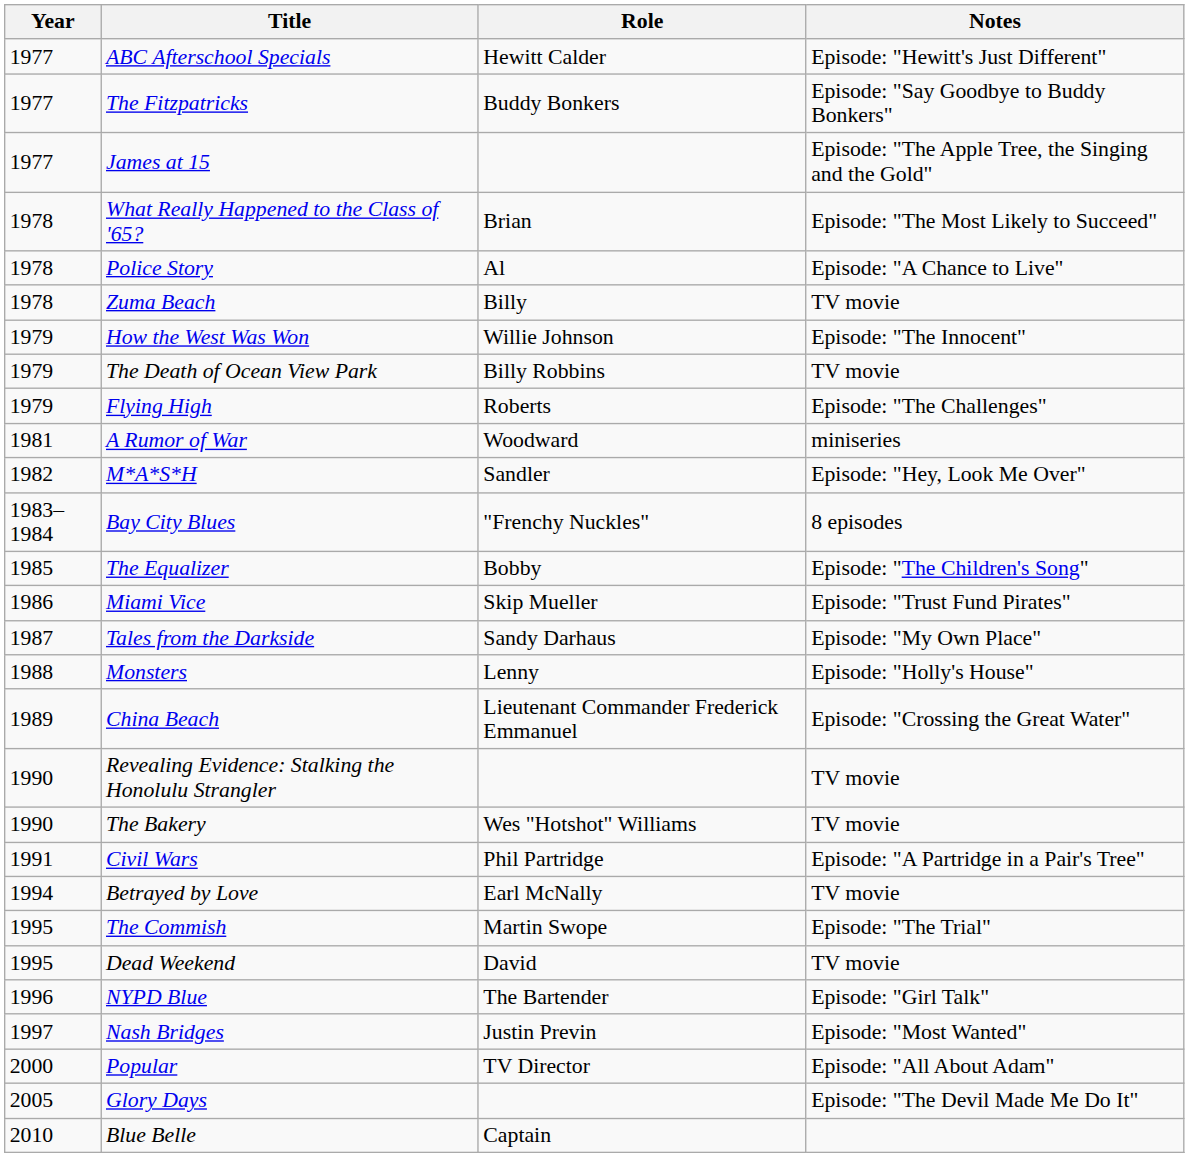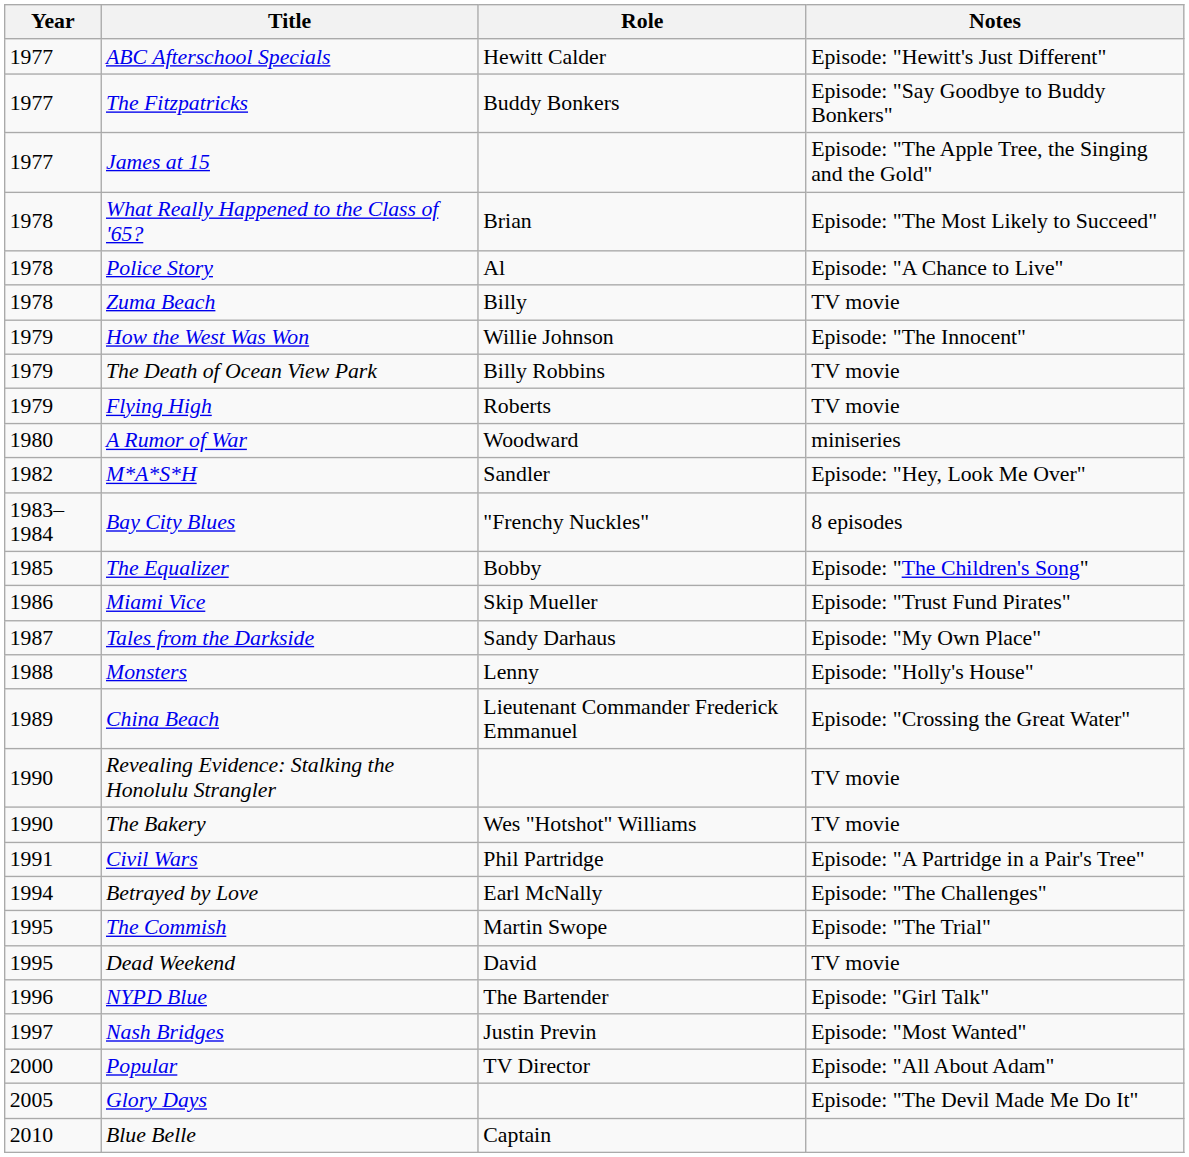(929, 405) Episode: "The Challenges" -> (855, 405) TV movie
(31, 440) 1981 -> (31, 440) 1980
(855, 893) TV movie -> (929, 893) Episode: "The Challenges"
